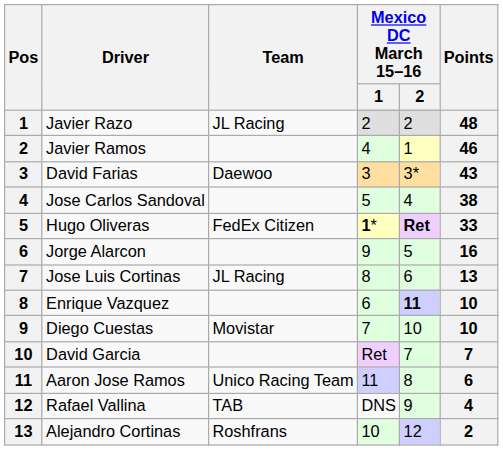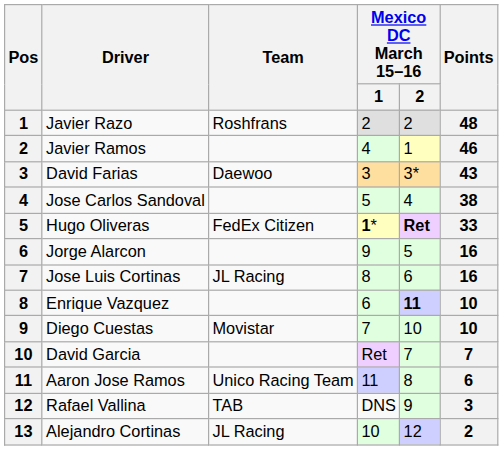(248, 123) JL Racing -> (250, 123) Roshfrans
(469, 277) 13 -> (469, 277) 16
(469, 405) 4 -> (469, 405) 3
(250, 431) Roshfrans -> (248, 431) JL Racing
